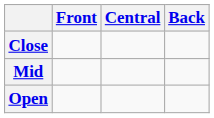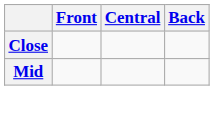- row: (28, 98)
